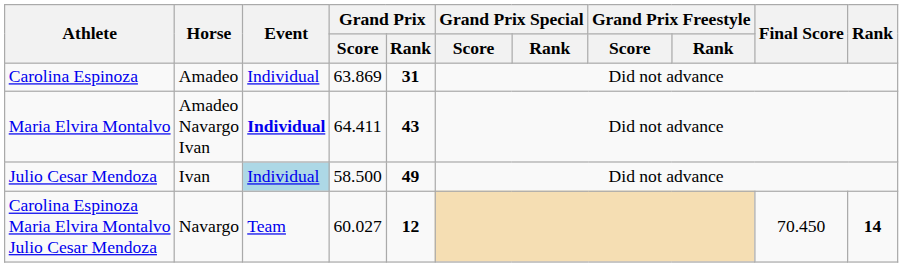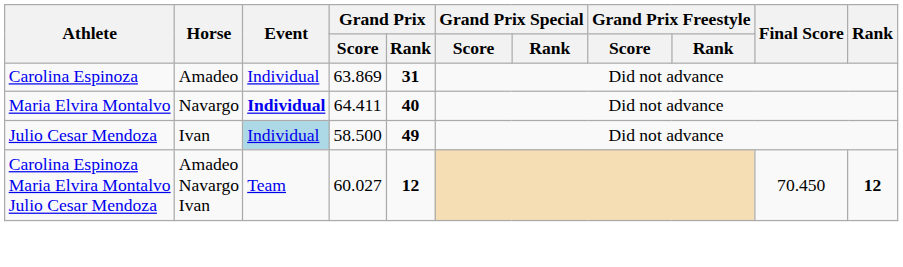(209, 127) Amadeo Navargo Ivan -> (209, 106) Navargo
(411, 127) 43 -> (411, 106) 40
(209, 226) Navargo -> (209, 184) Amadeo Navargo Ivan
(872, 226) 14 -> (872, 184) 12
